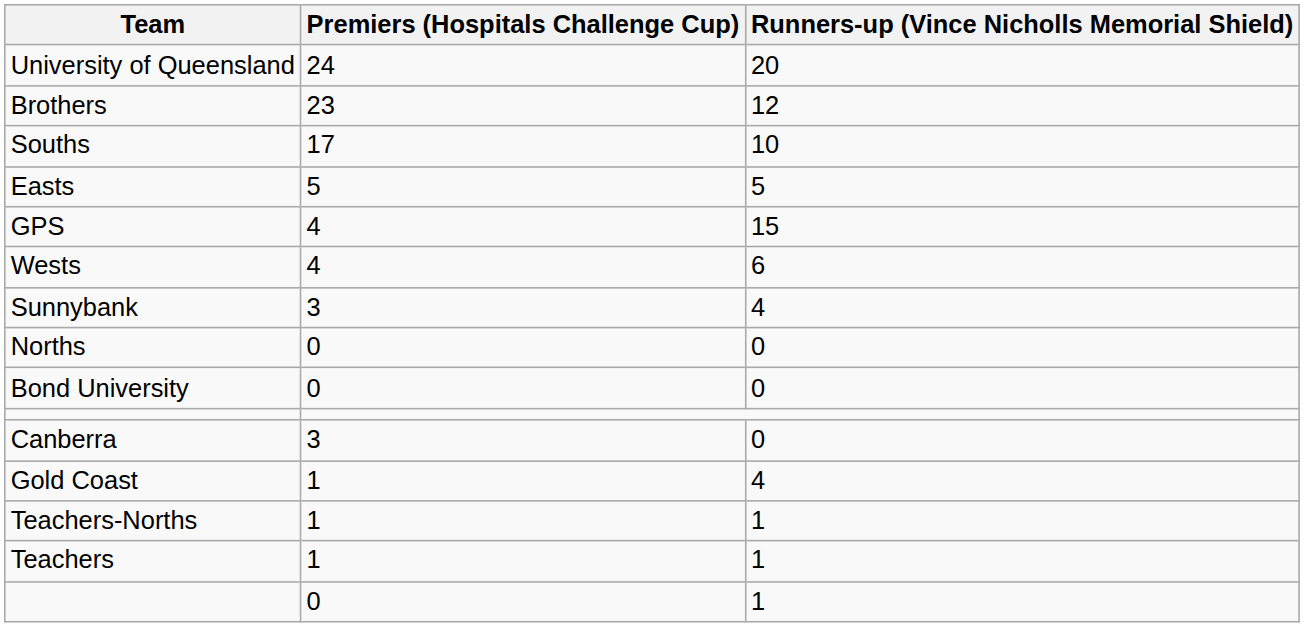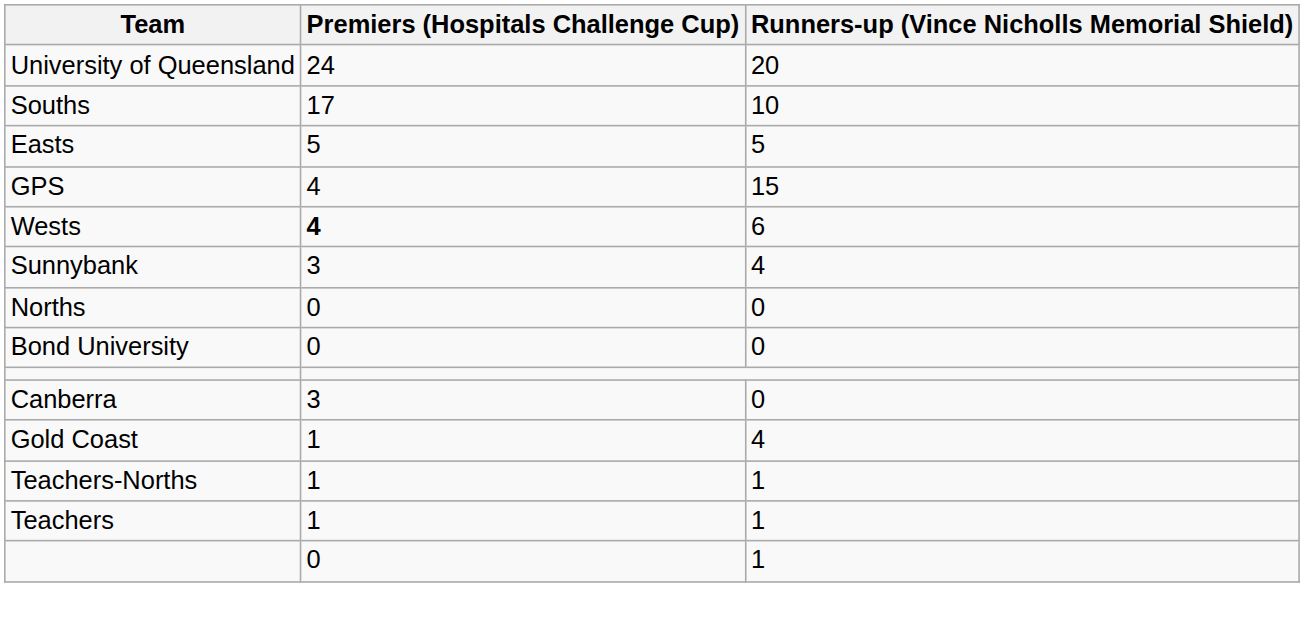- row: (59, 105)
(314, 266) normal -> (314, 226) bold
